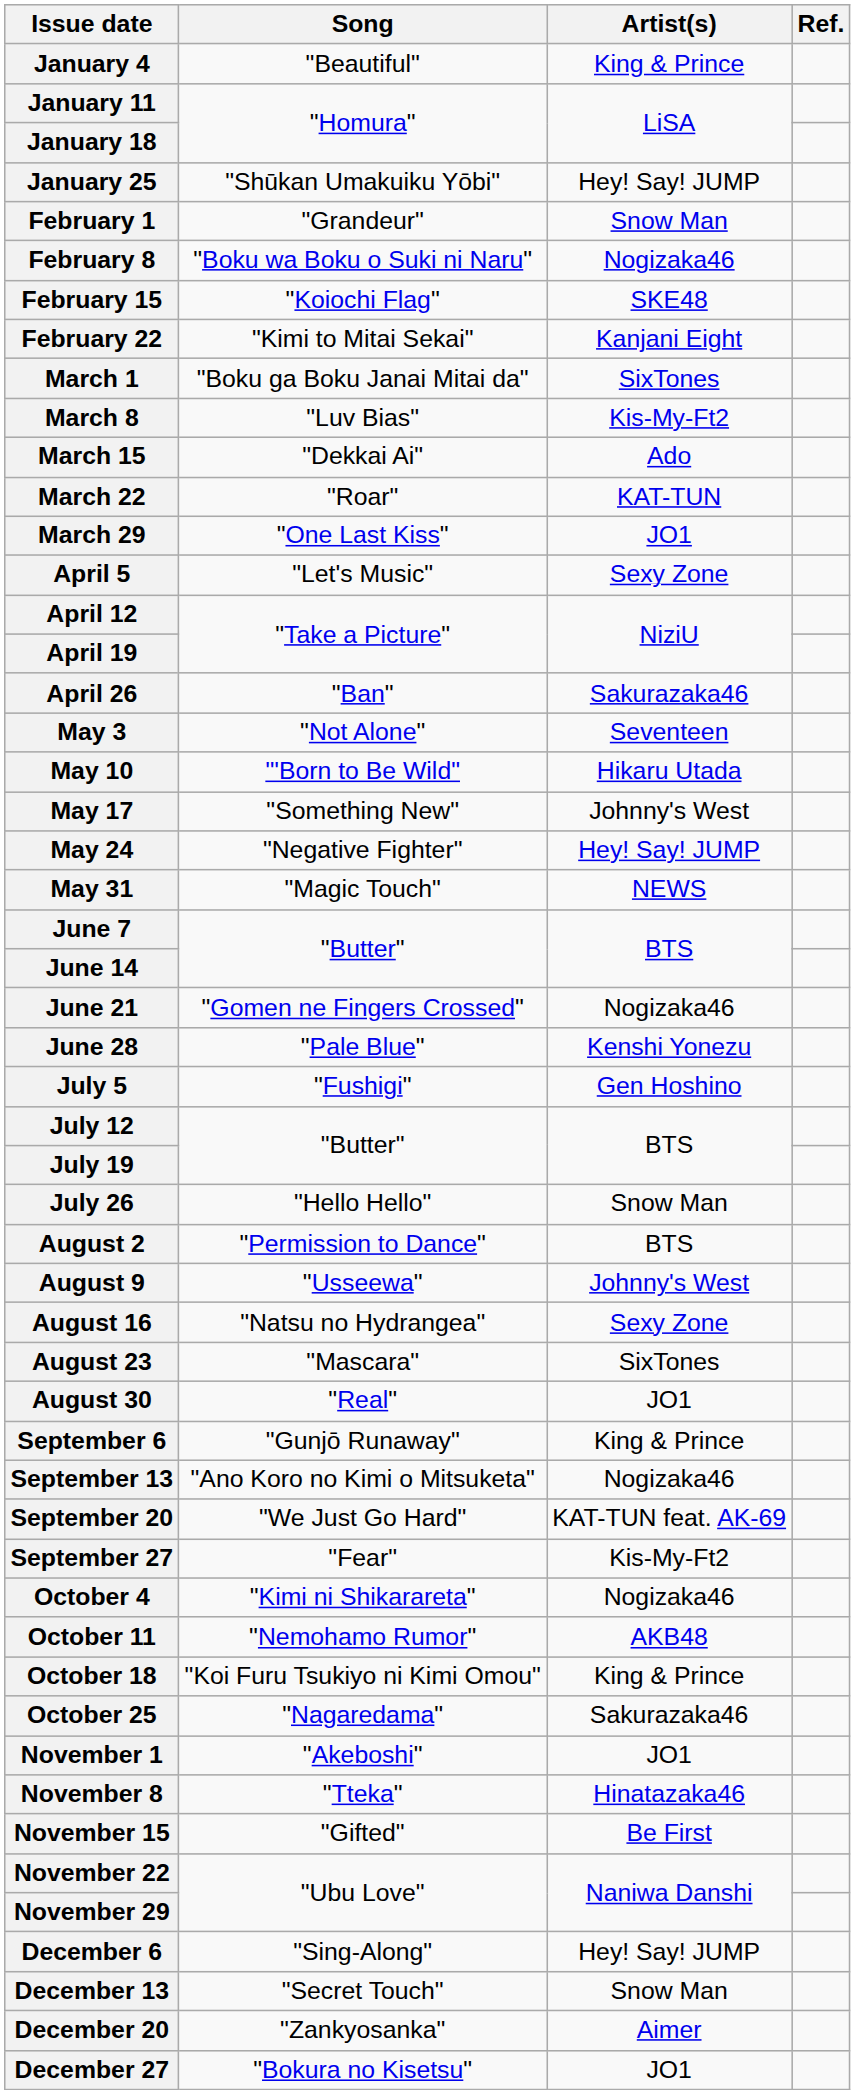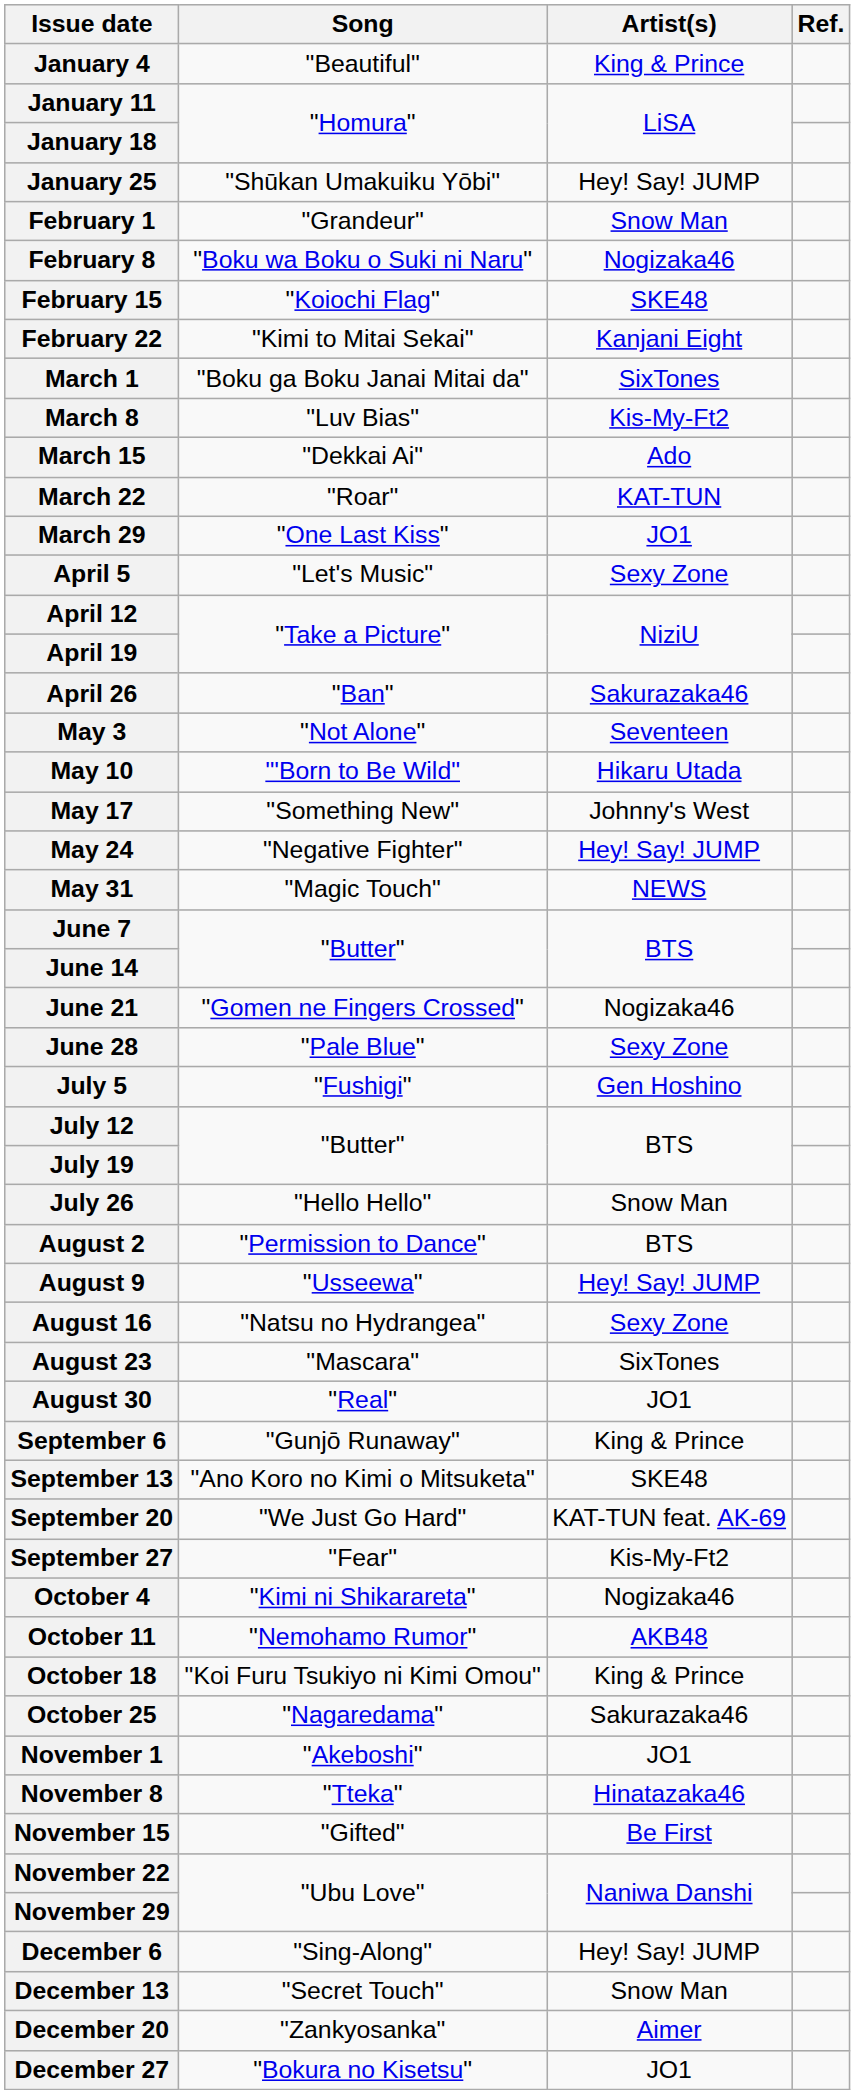(669, 1046) Kenshi Yonezu -> (669, 1046) Sexy Zone
(669, 1282) Johnny's West -> (669, 1282) Hey! Say! JUMP
(669, 1479) Nogizaka46 -> (669, 1479) SKE48
